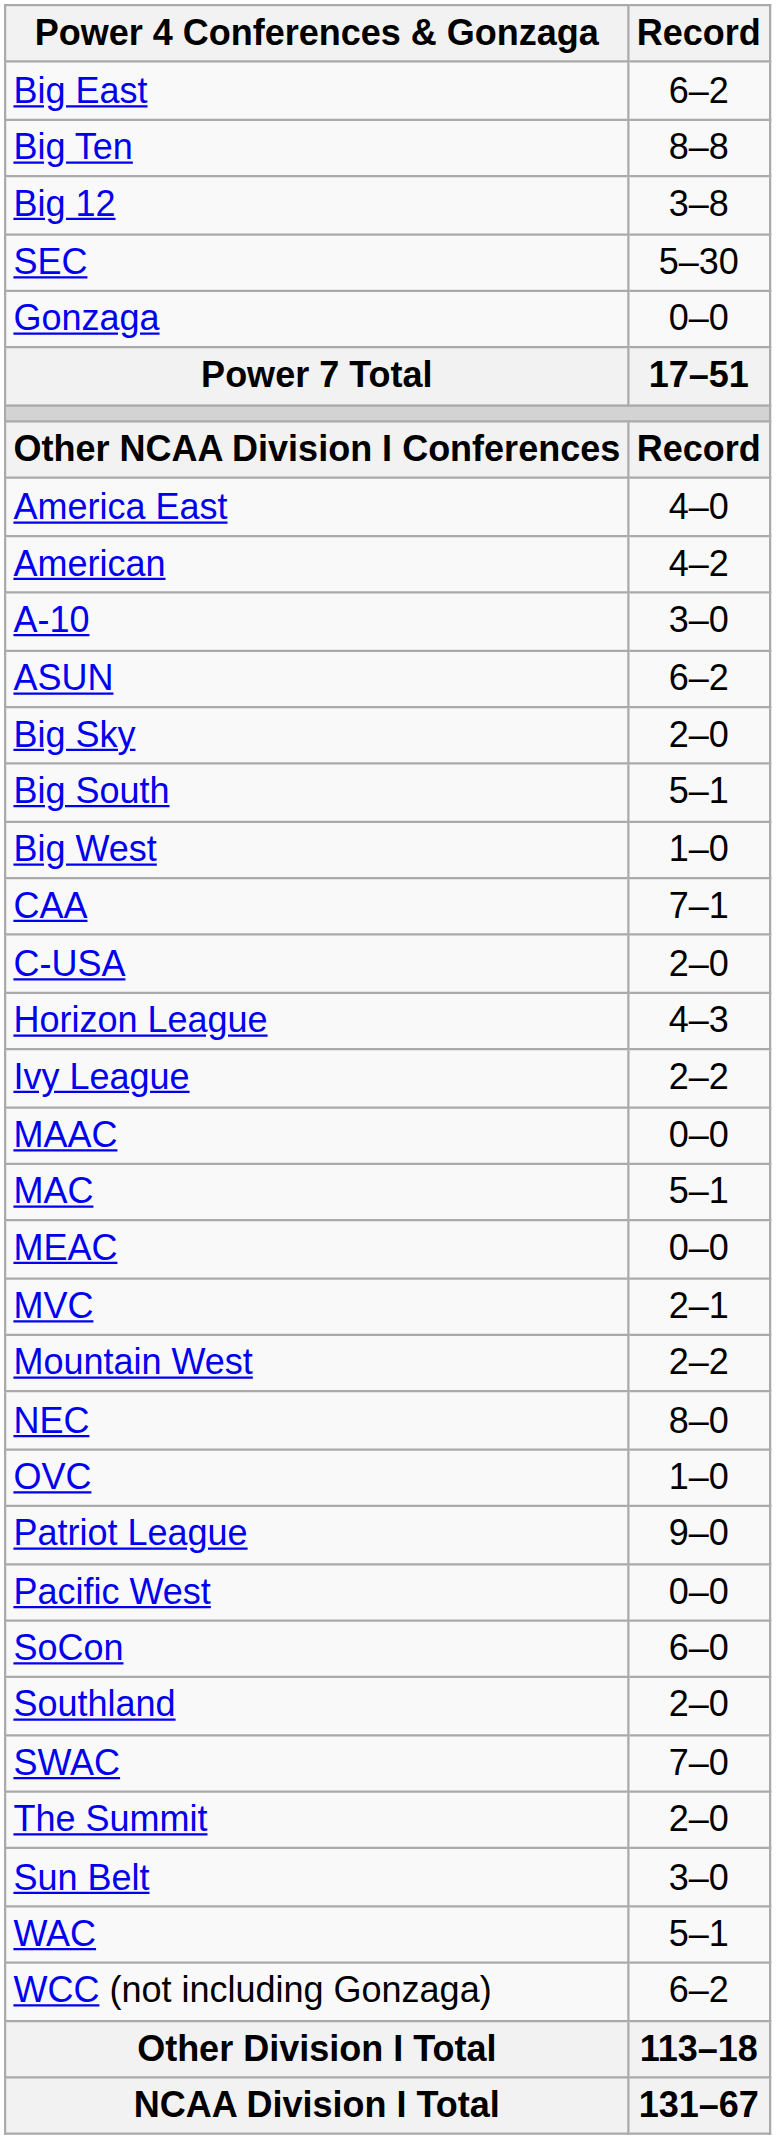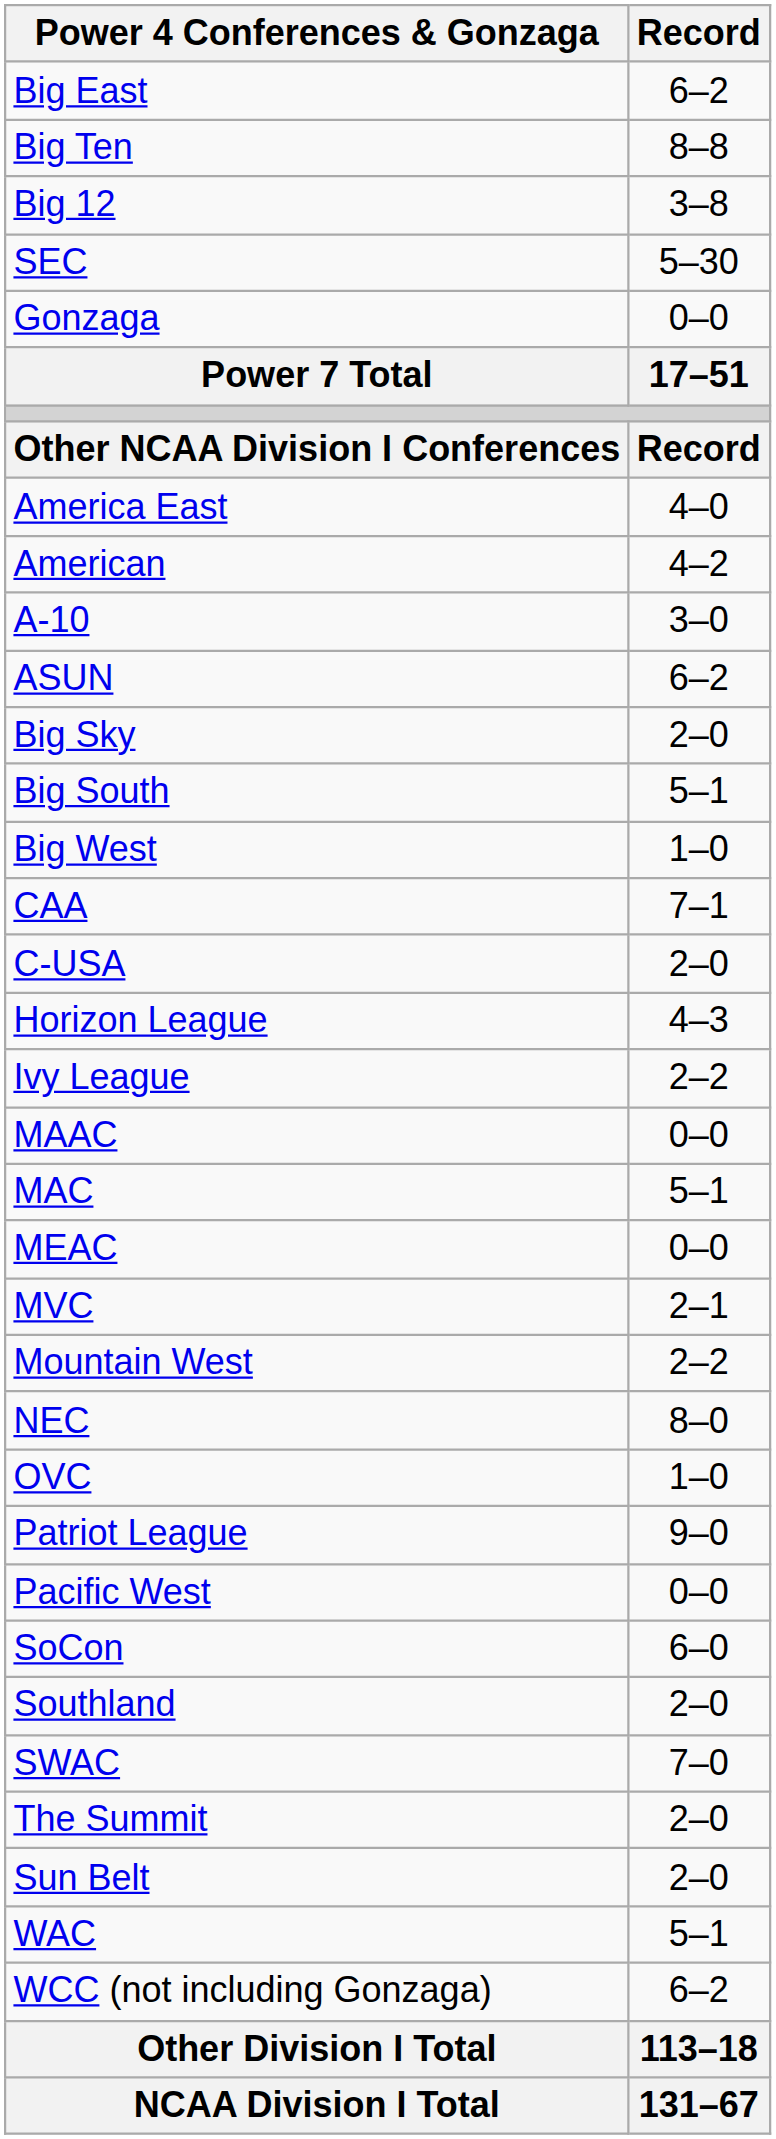(699, 1876) 3–0 -> (699, 1876) 2–0
